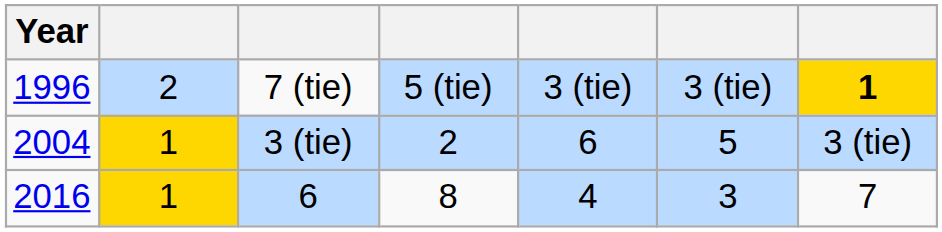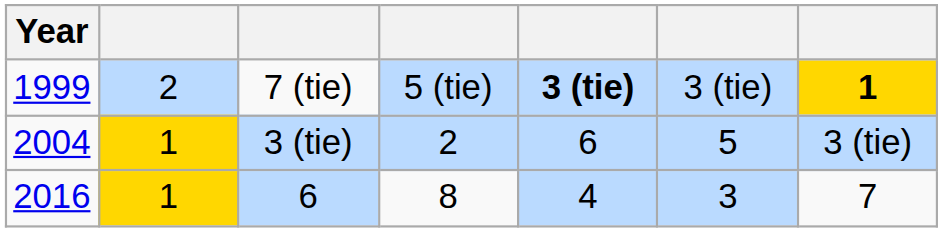(52, 87) 1996 -> (52, 87) 1999
(588, 87) normal -> (588, 87) bold
